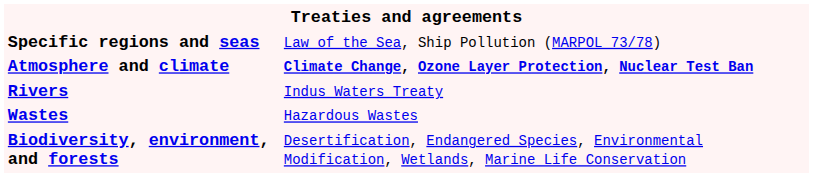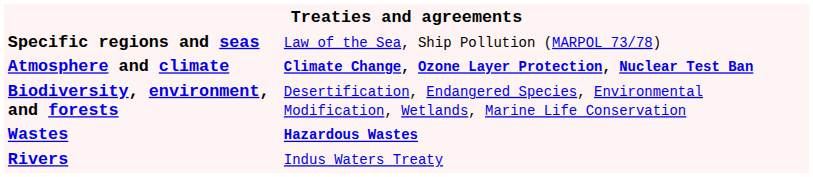rows swapped: (139, 150) <-> (38, 91)
(351, 116) normal -> (351, 135) bold
